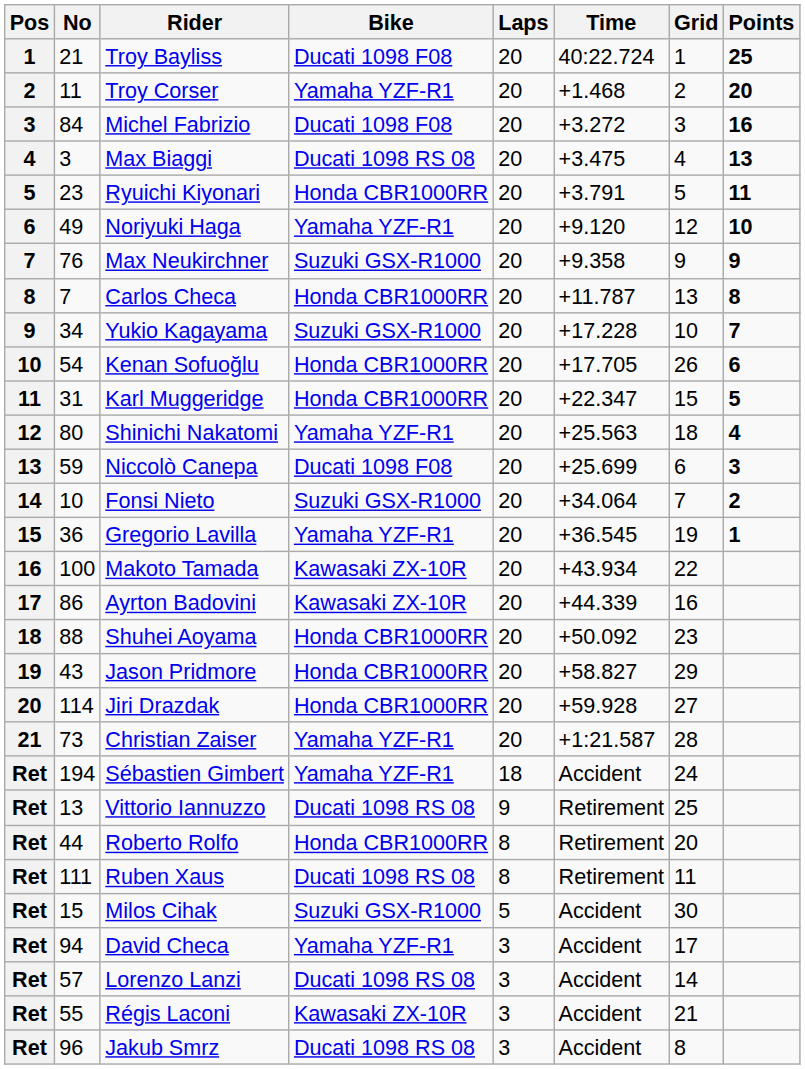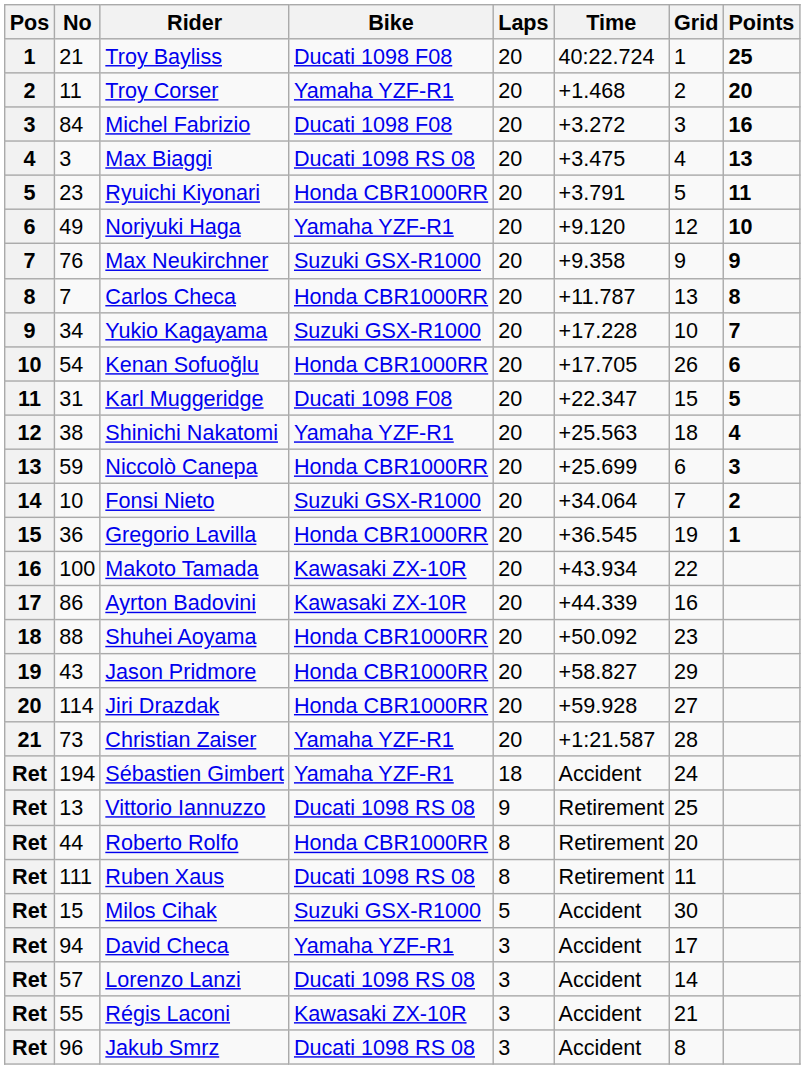(391, 398) Honda CBR1000RR -> (373, 398) Ducati 1098 F08
(71, 432) 80 -> (71, 432) 38
(373, 466) Ducati 1098 F08 -> (391, 466) Honda CBR1000RR
(374, 535) Yamaha YZF-R1 -> (391, 535) Honda CBR1000RR
